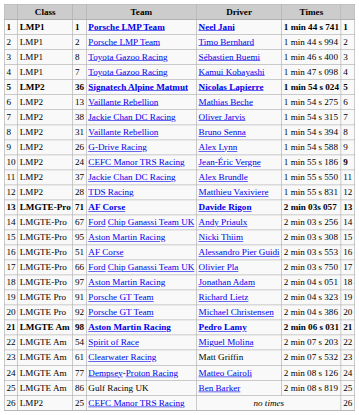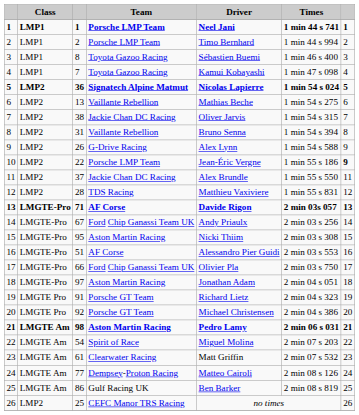(80, 162) 24 -> (80, 162) 22
(136, 162) CEFC Manor TRS Racing -> (124, 162) Porsche LMP Team
